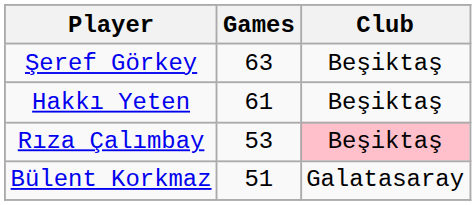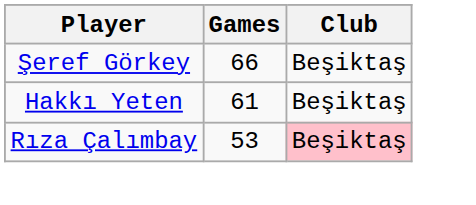(259, 63) 63 -> (245, 63) 66
- row: (111, 180)
